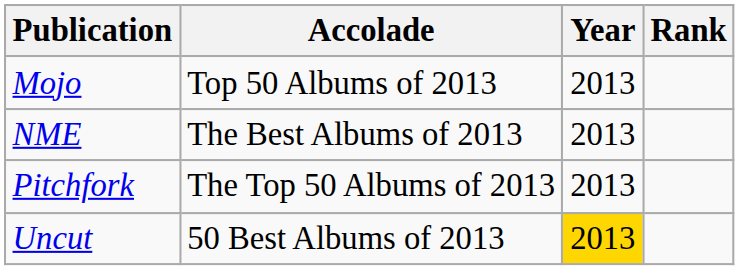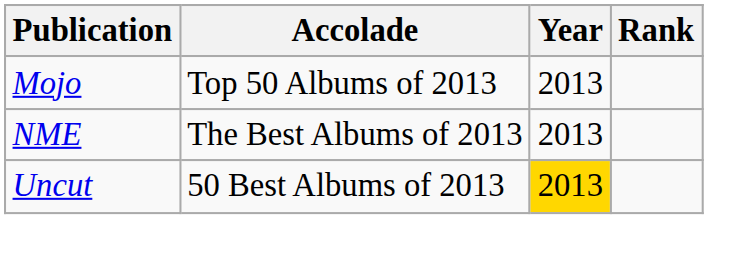- row: (73, 185)
